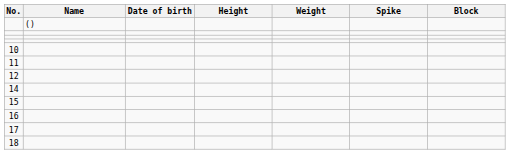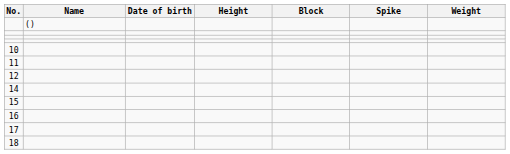columns swapped: (311, 11) <-> (466, 11)
